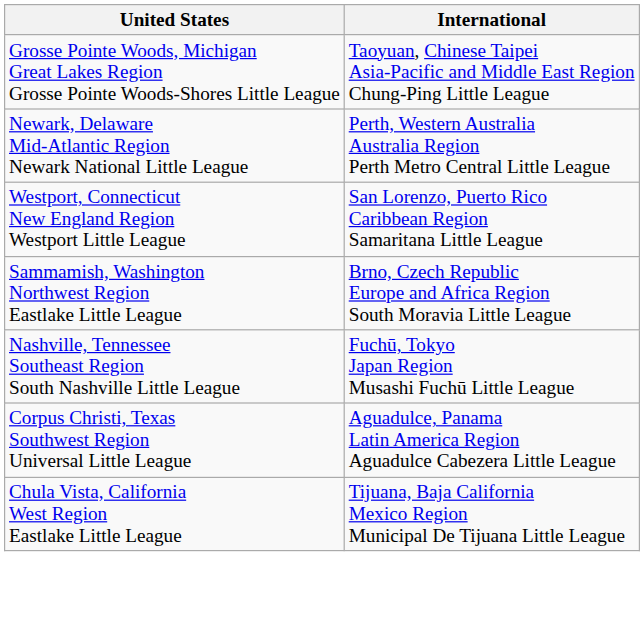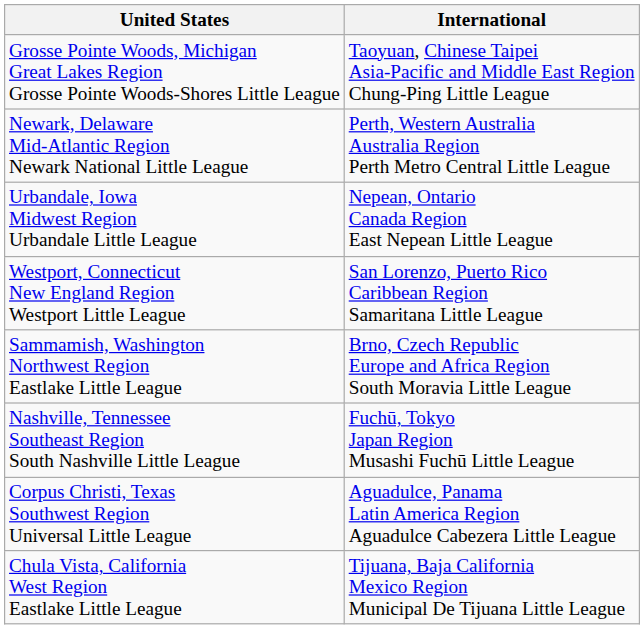+ row: (103, 219)
